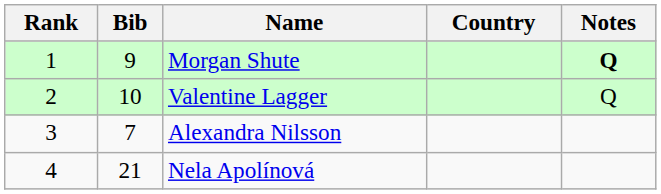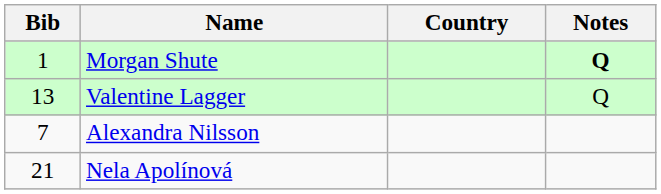- column: (51, 22)
(130, 59) 9 -> (43, 59) 1
(130, 96) 10 -> (43, 96) 13
